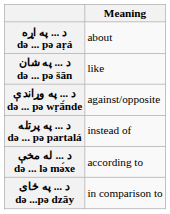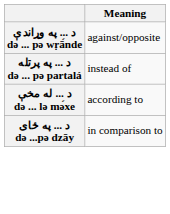- row: (45, 38)
- row: (45, 69)
